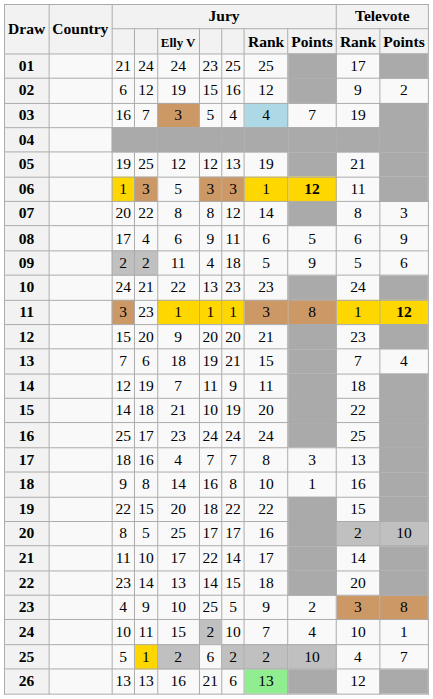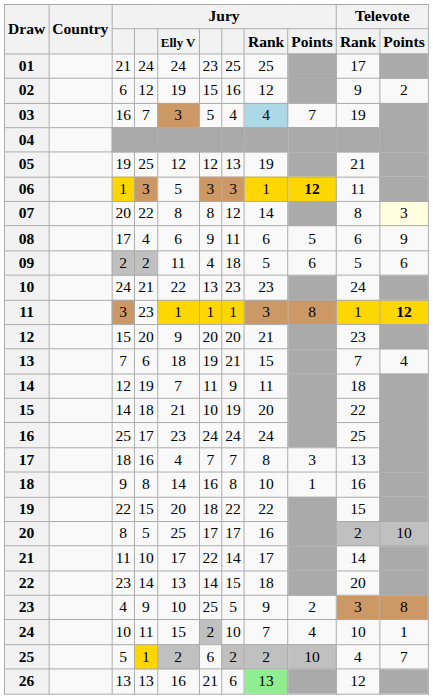(404, 213) no background -> (404, 213) lightyellow background
(312, 262) 9 -> (312, 262) 6
